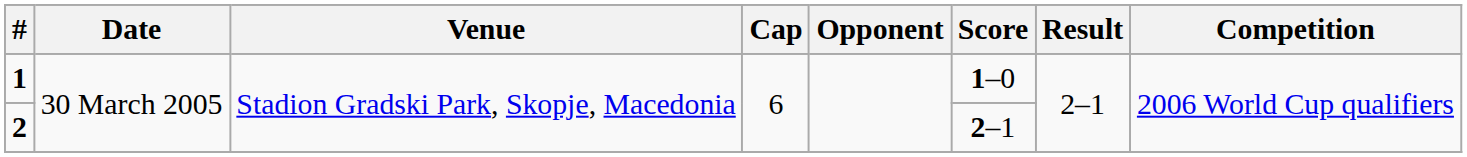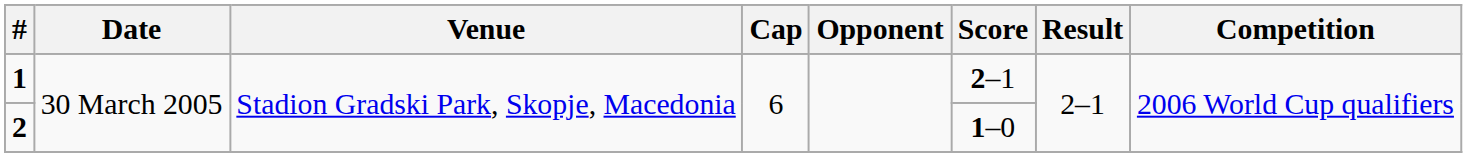(993, 78) 1–0 -> (993, 78) 2–1
(993, 127) 2–1 -> (993, 127) 1–0
